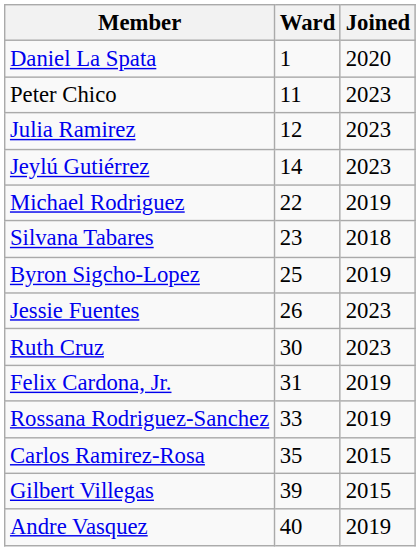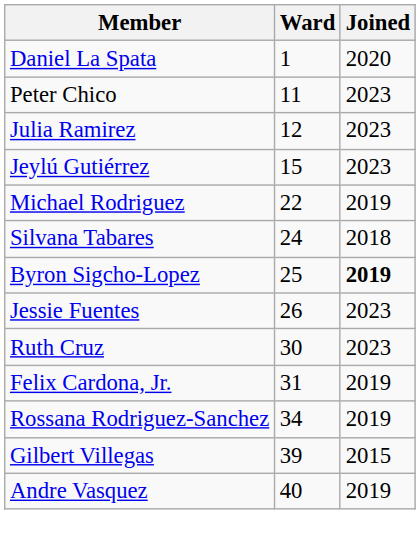(291, 166) 14 -> (291, 166) 15
(291, 238) 23 -> (291, 238) 24
(368, 274) normal -> (368, 274) bold
(291, 418) 33 -> (291, 418) 34
- row: (107, 454)
